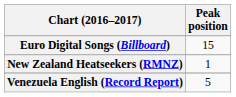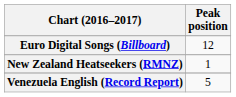(208, 45) 15 -> (208, 45) 12
